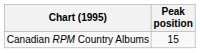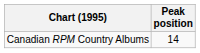(173, 39) 15 -> (173, 39) 14
